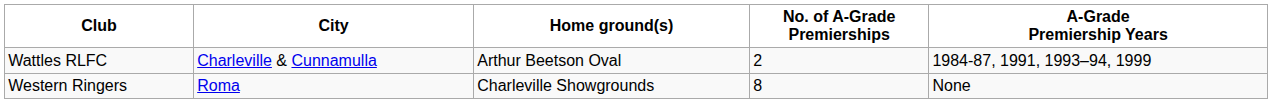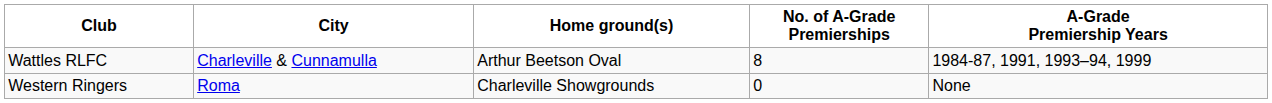(758, 60) 2 -> (758, 60) 8
(758, 85) 8 -> (758, 85) 0
